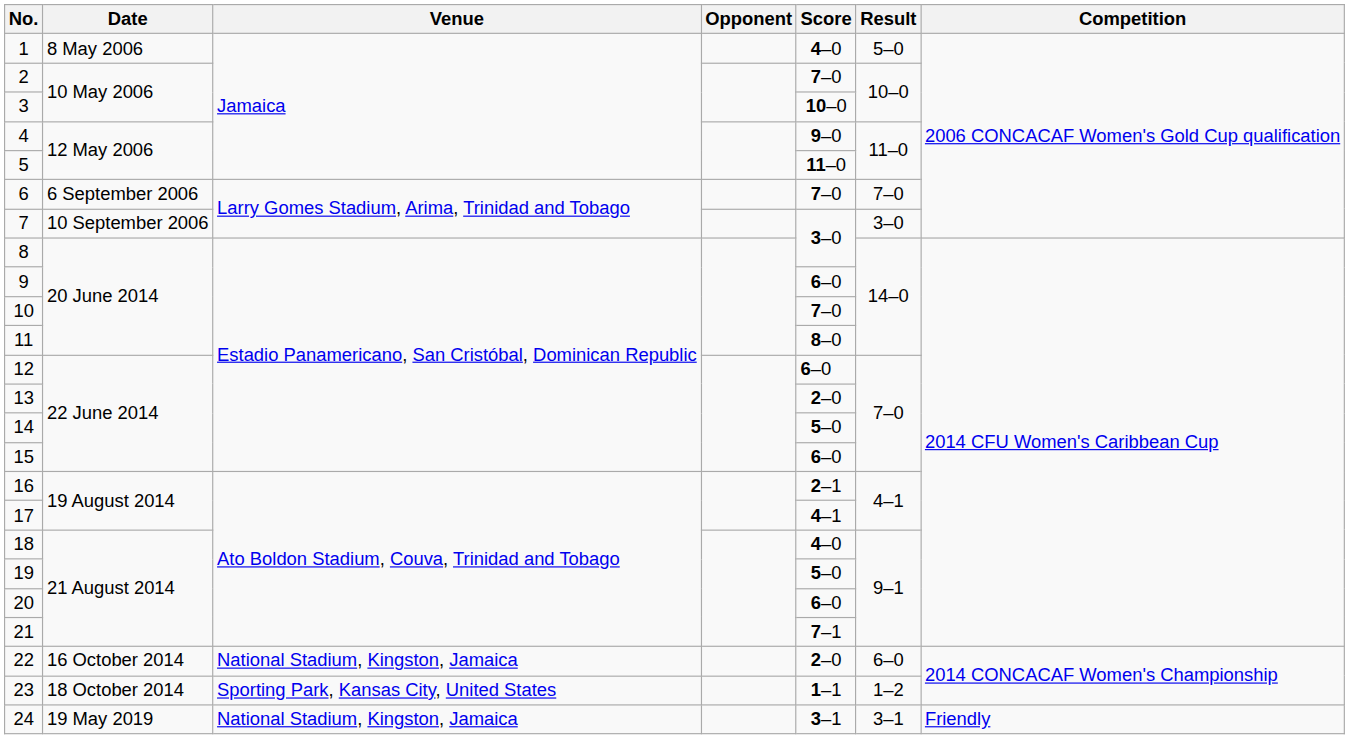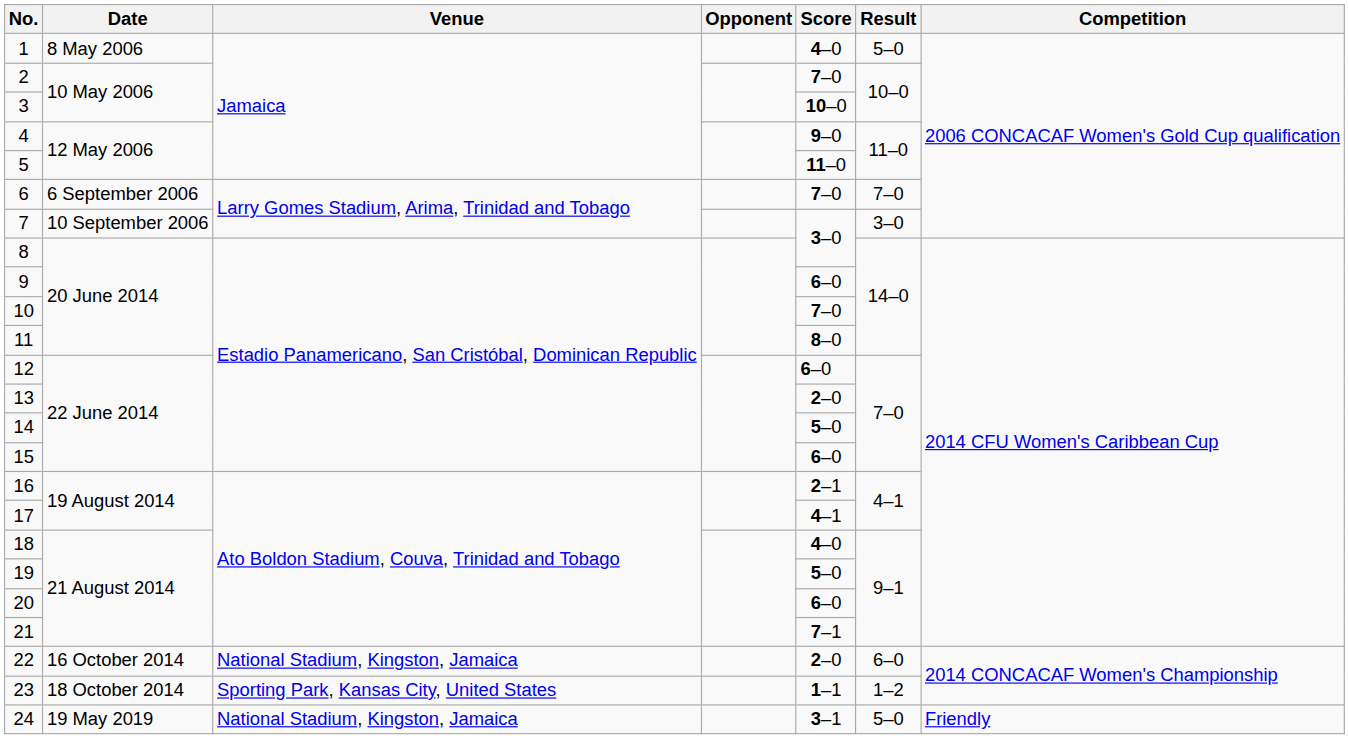(888, 719) 3–1 -> (888, 719) 5–0
